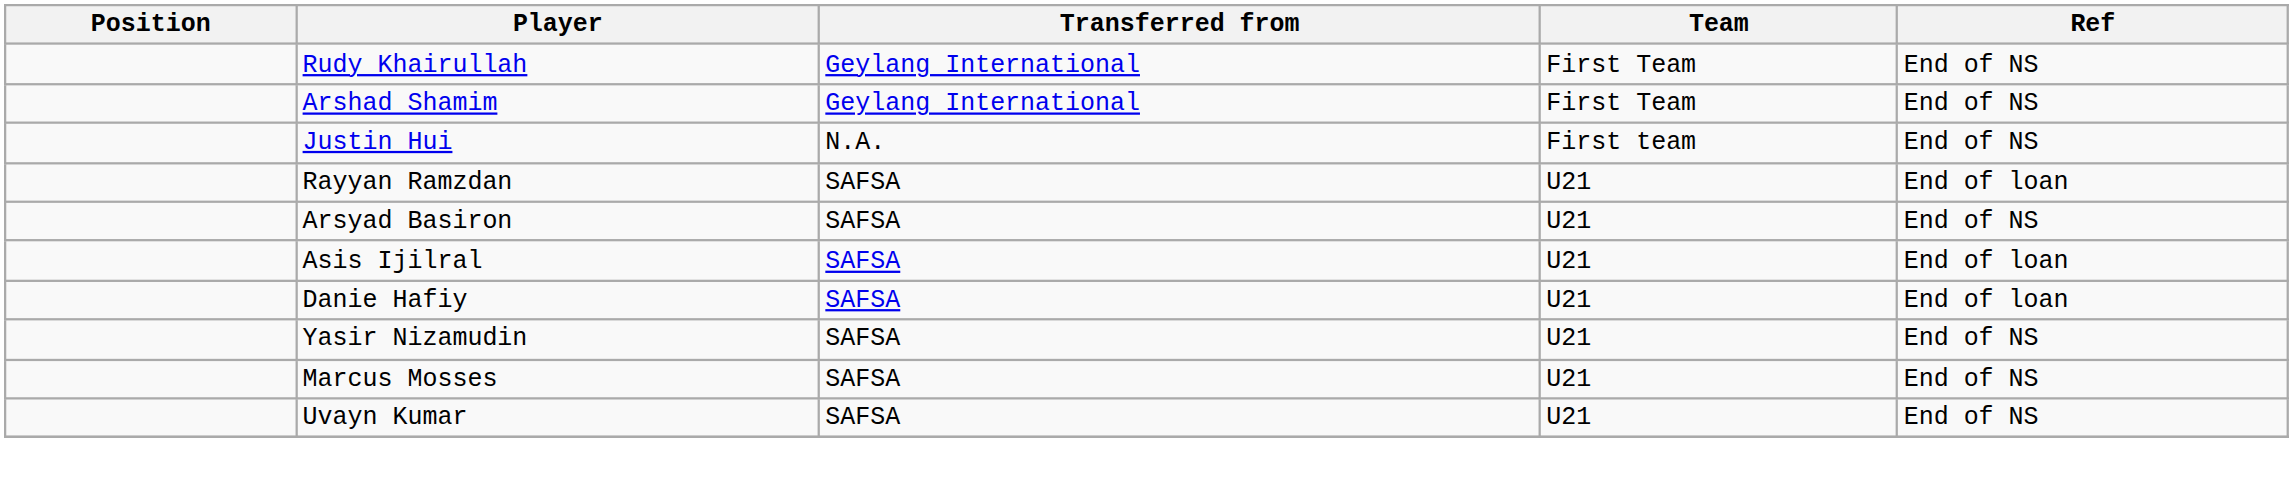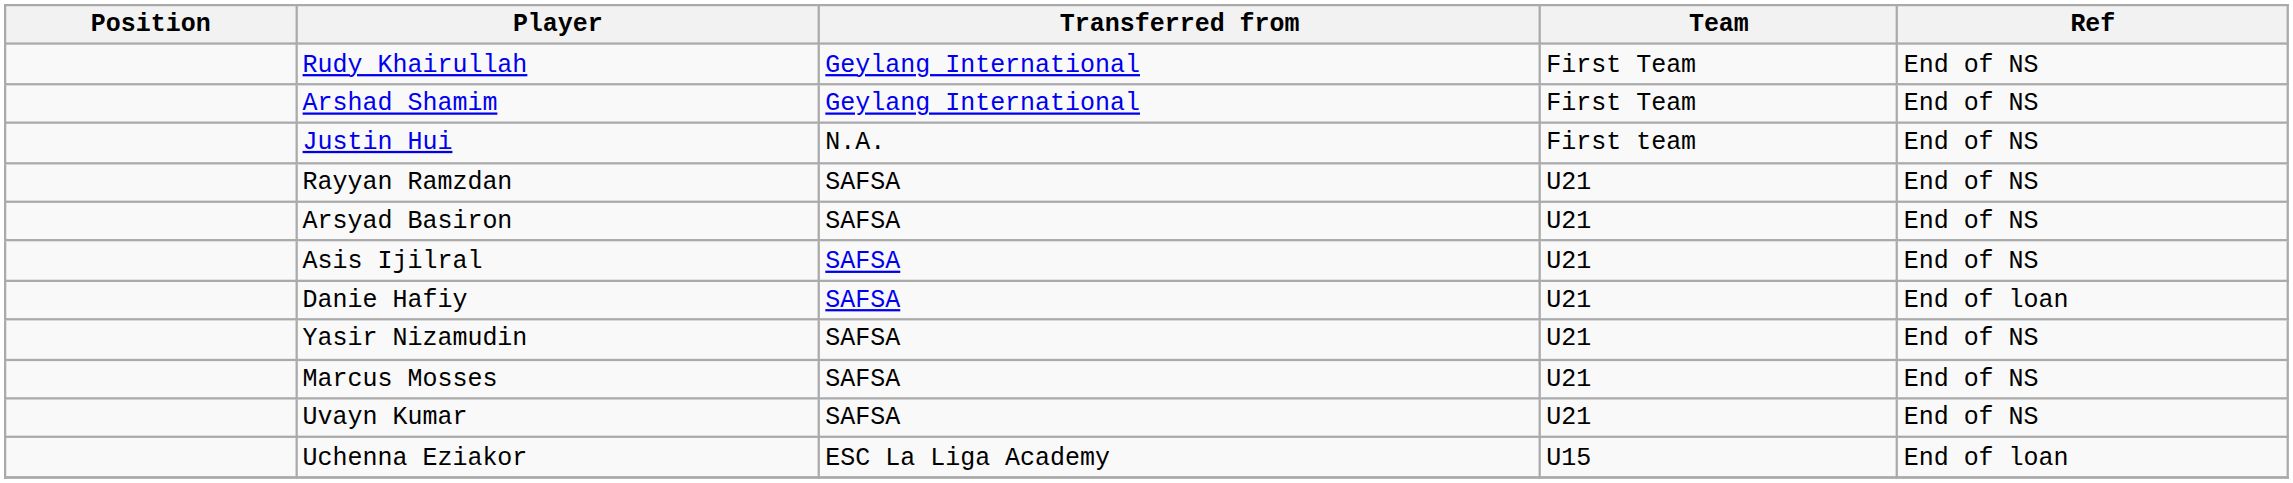(1986, 182) End of loan -> (1971, 182) End of NS
(1986, 261) End of loan -> (1971, 261) End of NS
+ row: (415, 458)
